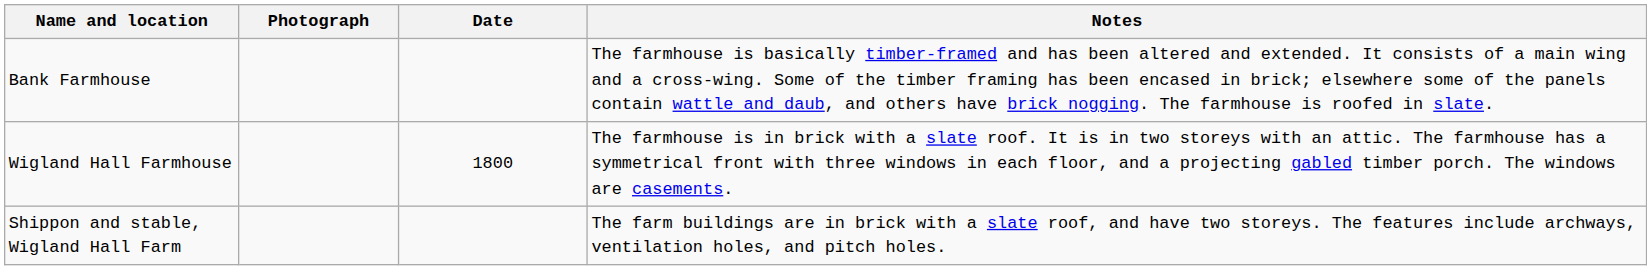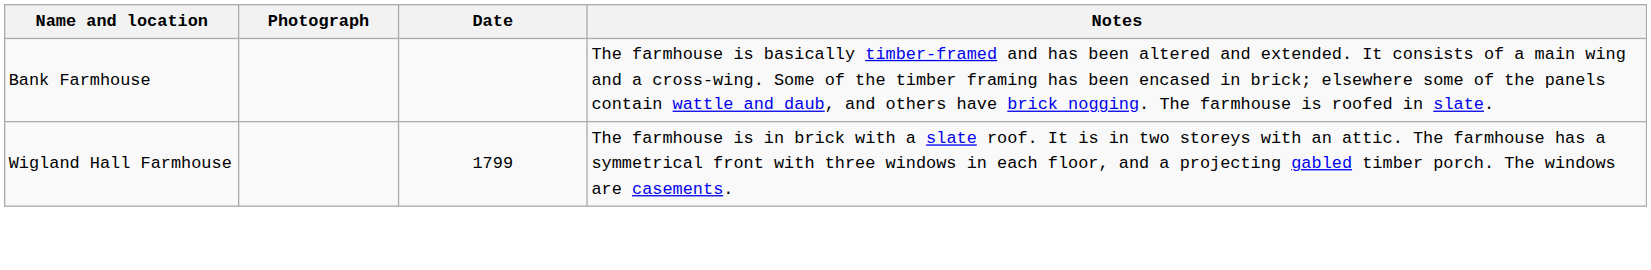(493, 164) 1800 -> (493, 164) 1799
- row: (105, 235)
